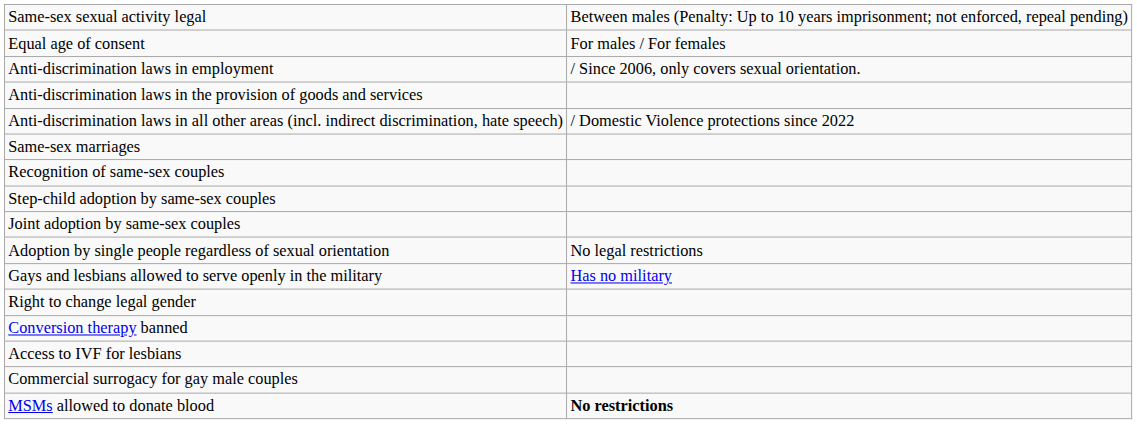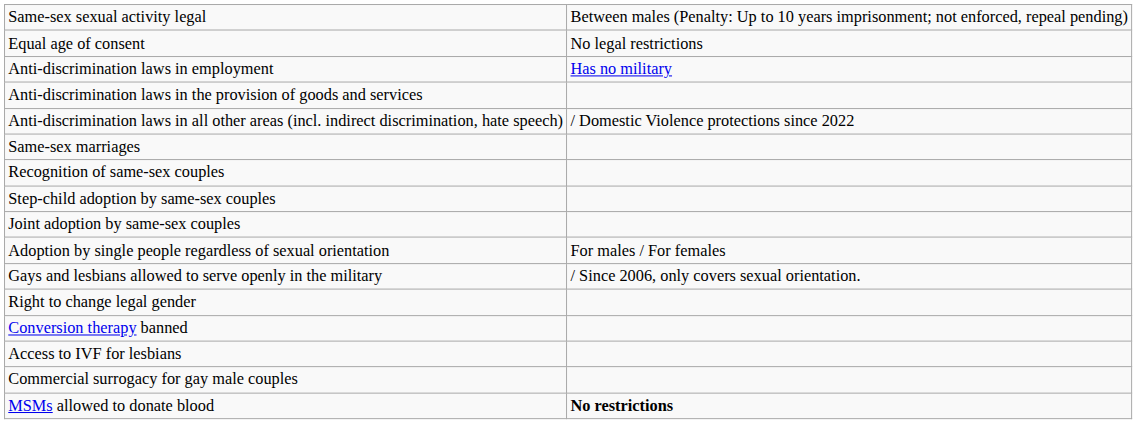(648, 43) For males / For females -> (637, 43) No legal restrictions
(716, 69) / Since 2006, only covers sexual orientation. -> (621, 69) Has no military
(637, 250) No legal restrictions -> (648, 250) For males / For females
(621, 276) Has no military -> (716, 276) / Since 2006, only covers sexual orientation.
